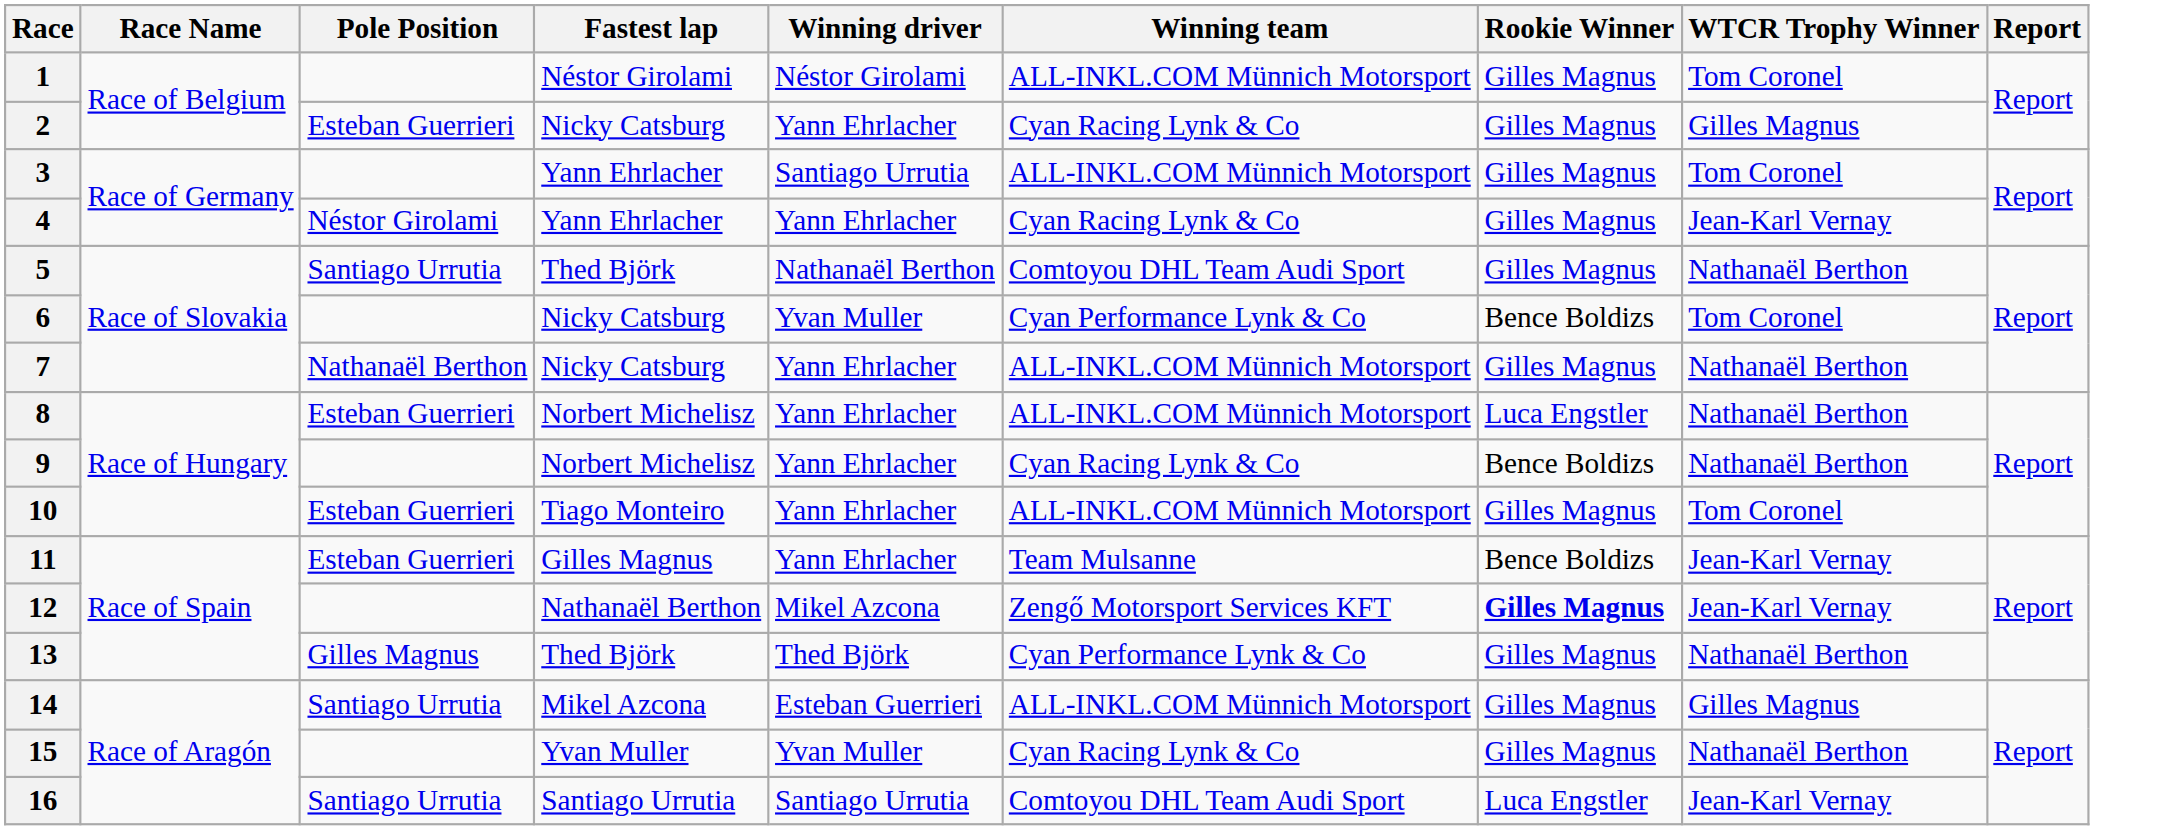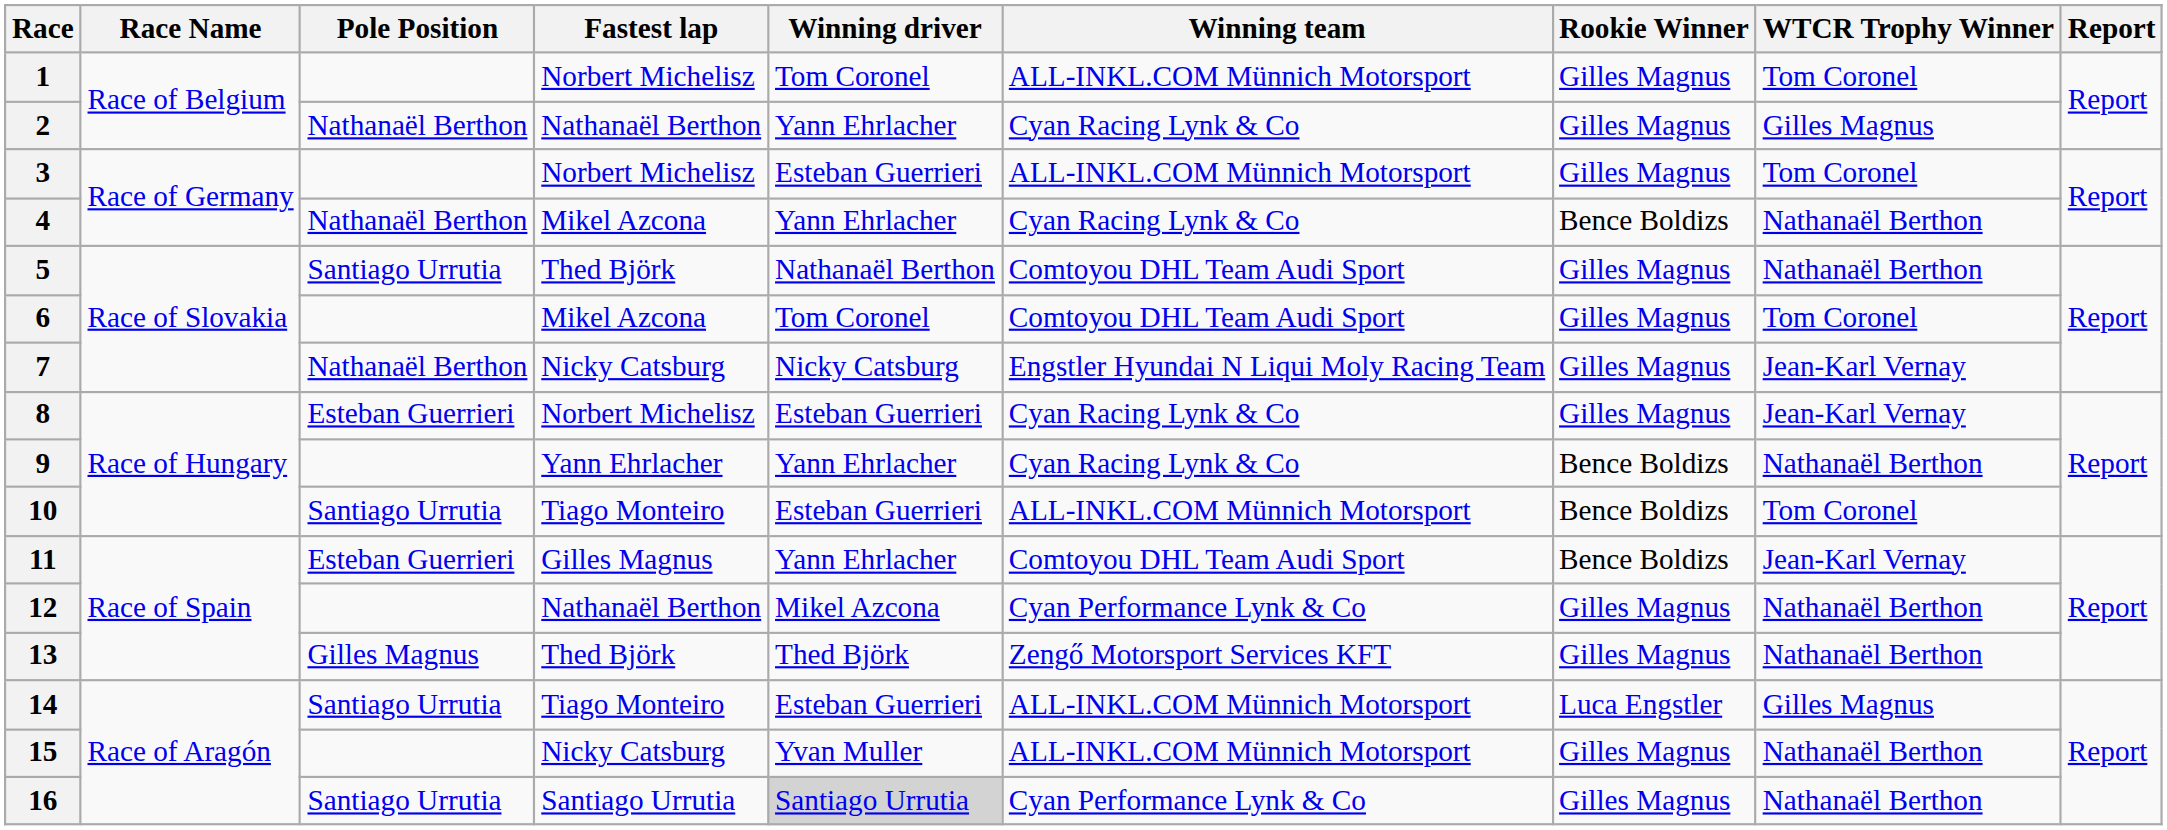(637, 76) Néstor Girolami -> (648, 76) Norbert Michelisz
(870, 76) Néstor Girolami -> (852, 76) Tom Coronel
(411, 124) Esteban Guerrieri -> (417, 124) Nathanaël Berthon
(633, 124) Nicky Catsburg -> (651, 124) Nathanaël Berthon
(632, 172) Yann Ehrlacher -> (648, 172) Norbert Michelisz
(872, 172) Santiago Urrutia -> (879, 172) Esteban Guerrieri
(403, 221) Néstor Girolami -> (417, 221) Nathanaël Berthon
(632, 221) Yann Ehrlacher -> (624, 221) Mikel Azcona
(1570, 221) Gilles Magnus -> (1644, 221) Bence Boldizs
(1790, 221) Jean-Karl Vernay -> (1873, 221) Nathanaël Berthon
(633, 317) Nicky Catsburg -> (624, 317) Mikel Azcona
(849, 317) Yvan Muller -> (852, 317) Tom Coronel
(1187, 317) Cyan Performance Lynk & Co -> (1207, 317) Comtoyou DHL Team Audi Sport
(1569, 317) Bence Boldizs -> (1645, 317) Gilles Magnus
(866, 365) Yann Ehrlacher -> (867, 365) Nicky Catsburg
(1240, 365) ALL-INKL.COM Münnich Motorsport -> (1277, 365) Engstler Hyundai N Liqui Moly Racing Team
(1798, 365) Nathanaël Berthon -> (1864, 365) Jean-Karl Vernay
(866, 414) Yann Ehrlacher -> (879, 414) Esteban Guerrieri
(1240, 414) ALL-INKL.COM Münnich Motorsport -> (1154, 414) Cyan Racing Lynk & Co
(1566, 414) Luca Engstler -> (1645, 414) Gilles Magnus
(1798, 414) Nathanaël Berthon -> (1864, 414) Jean-Karl Vernay
(648, 462) Norbert Michelisz -> (632, 462) Yann Ehrlacher
(411, 510) Esteban Guerrieri -> (404, 510) Santiago Urrutia
(866, 510) Yann Ehrlacher -> (879, 510) Esteban Guerrieri
(1570, 510) Gilles Magnus -> (1644, 510) Bence Boldizs
(1102, 558) Team Mulsanne -> (1207, 558) Comtoyou DHL Team Audi Sport
(1200, 607) Zengő Motorsport Services KFT -> (1187, 607) Cyan Performance Lynk & Co
(1574, 607) bold -> (1645, 607) normal
(1790, 607) Jean-Karl Vernay -> (1873, 607) Nathanaël Berthon
(1187, 655) Cyan Performance Lynk & Co -> (1200, 655) Zengő Motorsport Services KFT
(624, 703) Mikel Azcona -> (633, 703) Tiago Monteiro
(1570, 703) Gilles Magnus -> (1641, 703) Luca Engstler
(615, 751) Yvan Muller -> (633, 751) Nicky Catsburg
(1154, 751) Cyan Racing Lynk & Co -> (1240, 751) ALL-INKL.COM Münnich Motorsport
(872, 800) no background -> (872, 800) lightgrey background
(1207, 800) Comtoyou DHL Team Audi Sport -> (1187, 800) Cyan Performance Lynk & Co
(1566, 800) Luca Engstler -> (1645, 800) Gilles Magnus
(1790, 800) Jean-Karl Vernay -> (1873, 800) Nathanaël Berthon
